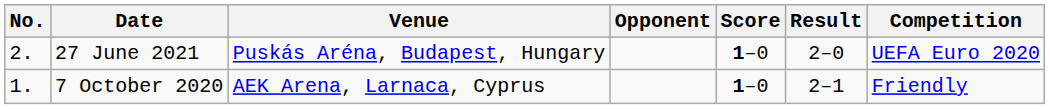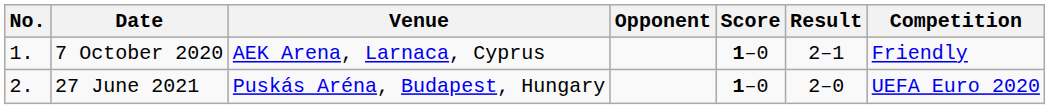rows swapped: (139, 86) <-> (127, 54)
